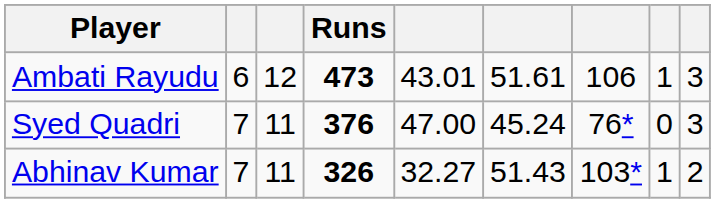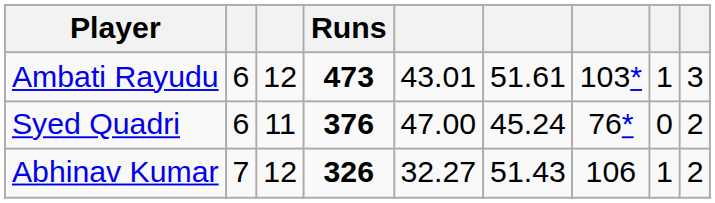(611, 76) 106 -> (611, 76) 103*
(241, 124) 7 -> (241, 124) 6
(695, 124) 3 -> (695, 124) 2
(280, 172) 11 -> (280, 172) 12
(611, 172) 103* -> (611, 172) 106
